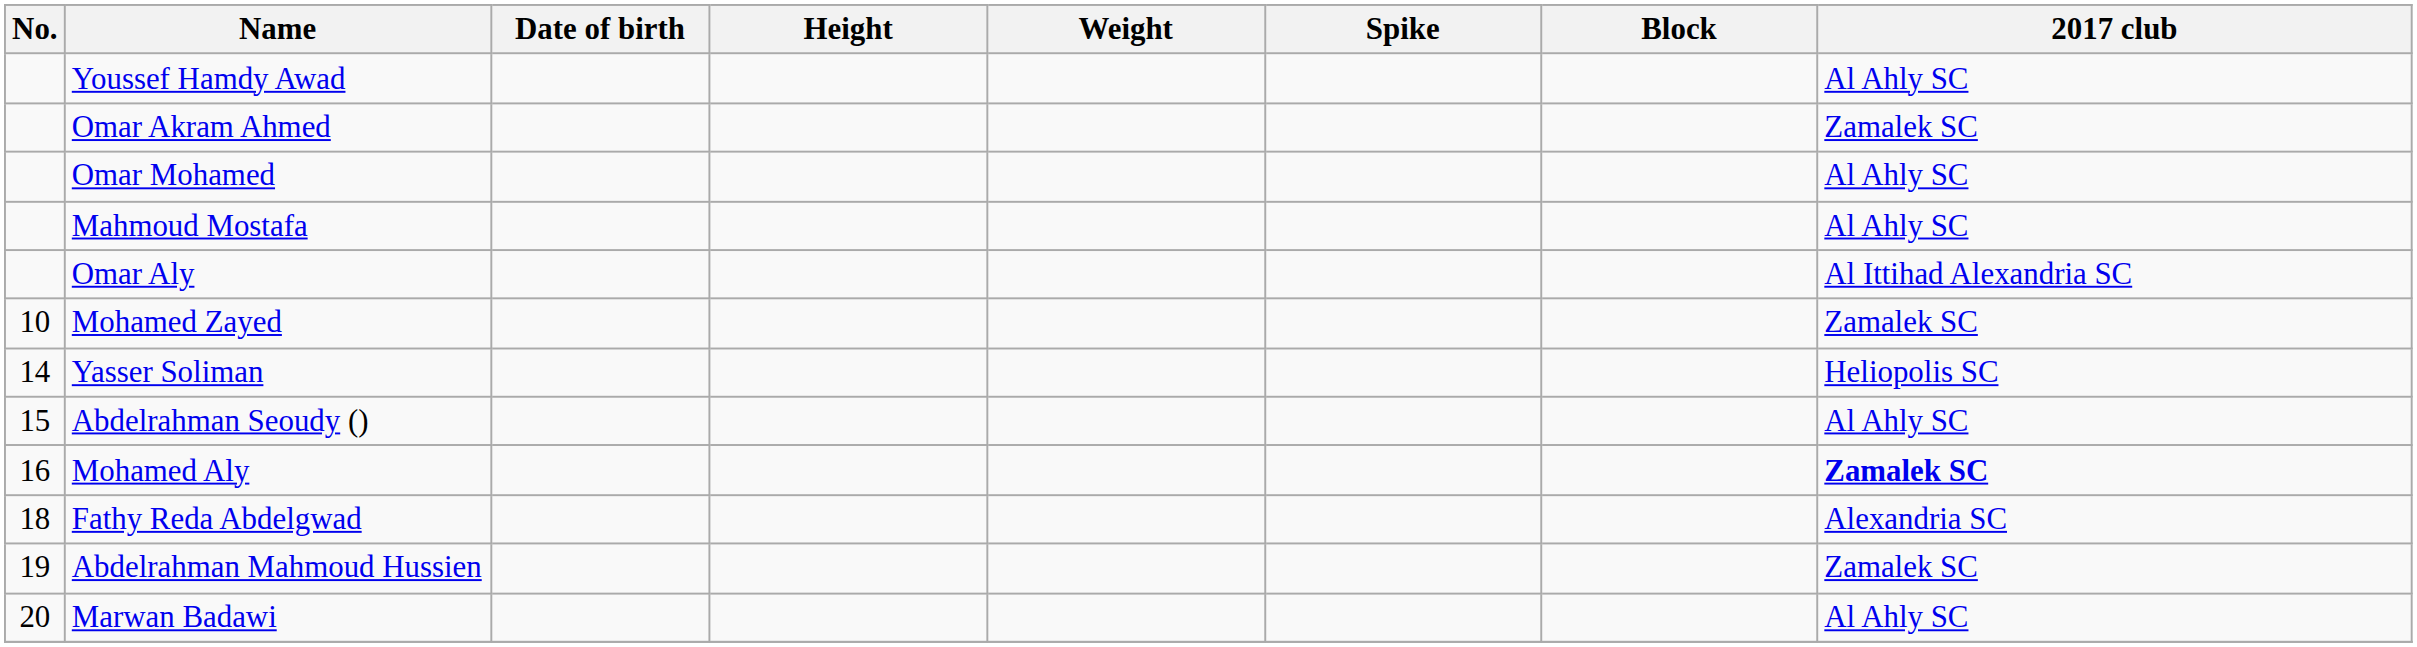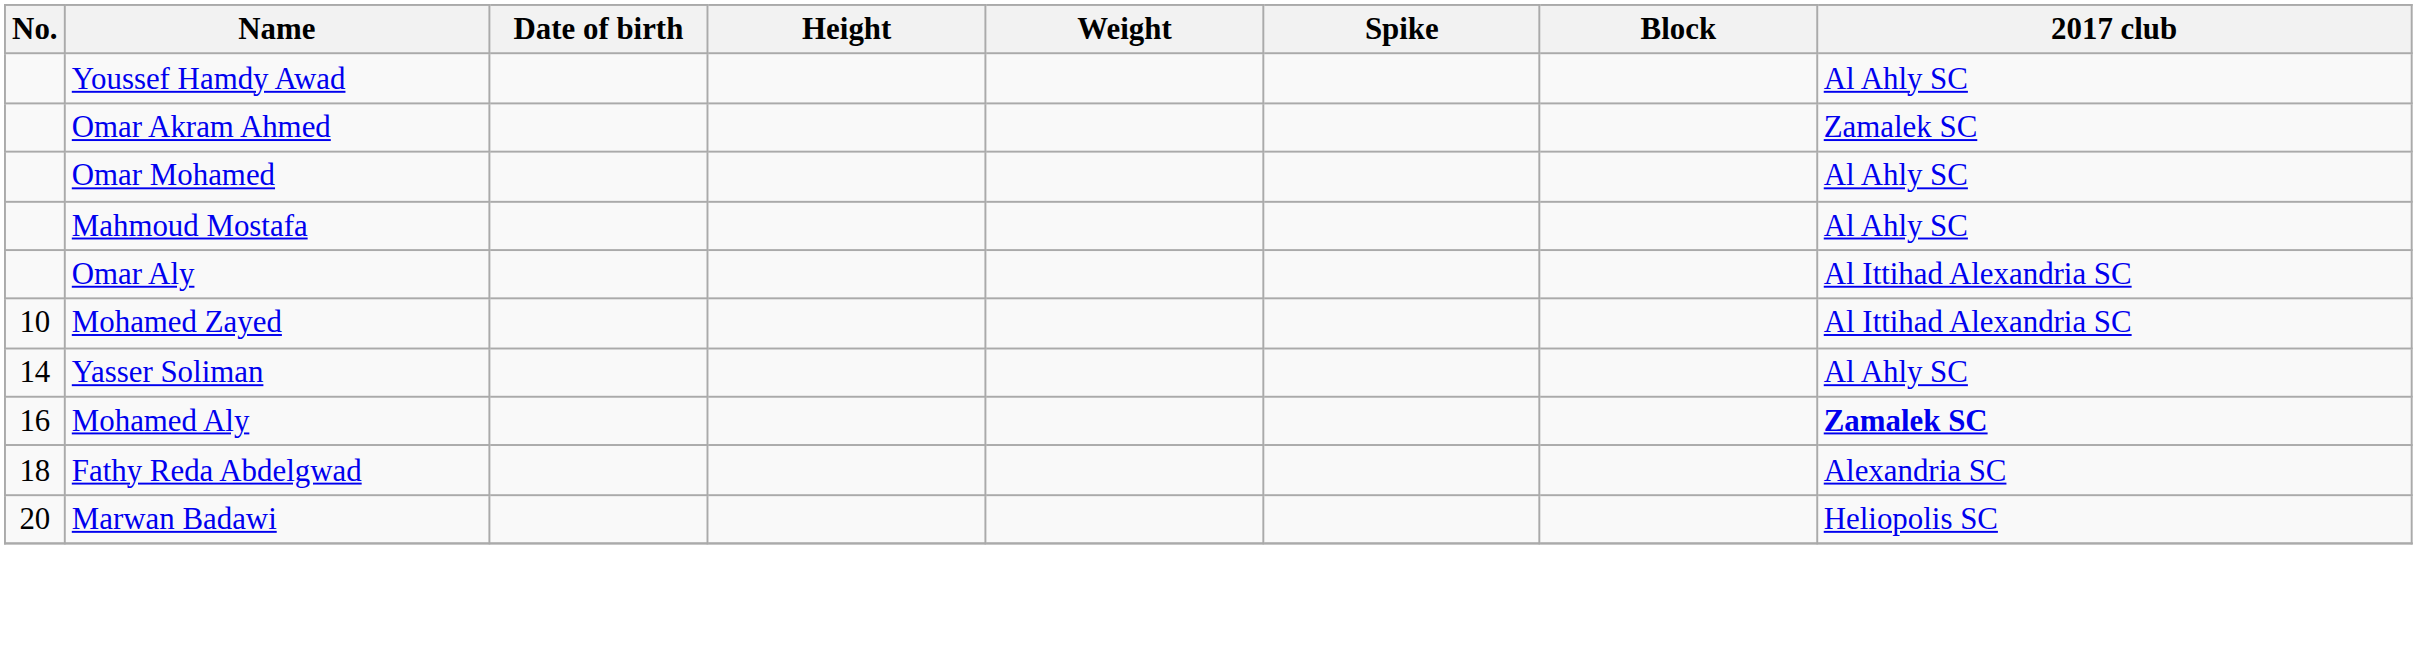(1901, 322) Zamalek SC -> (1978, 322) Al Ittihad Alexandria SC
(1911, 371) Heliopolis SC -> (1896, 371) Al Ahly SC
- row: (220, 420)
- row: (277, 567)
(1896, 616) Al Ahly SC -> (1911, 518) Heliopolis SC
